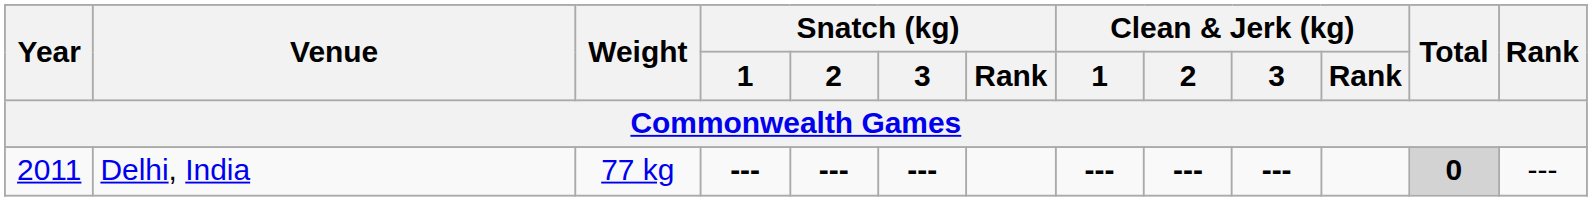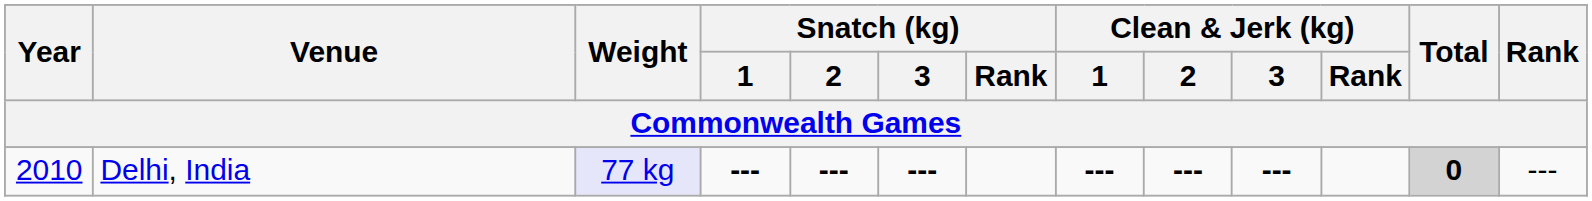(49, 170) 2011 -> (49, 170) 2010
(638, 170) no background -> (638, 170) lavender background
